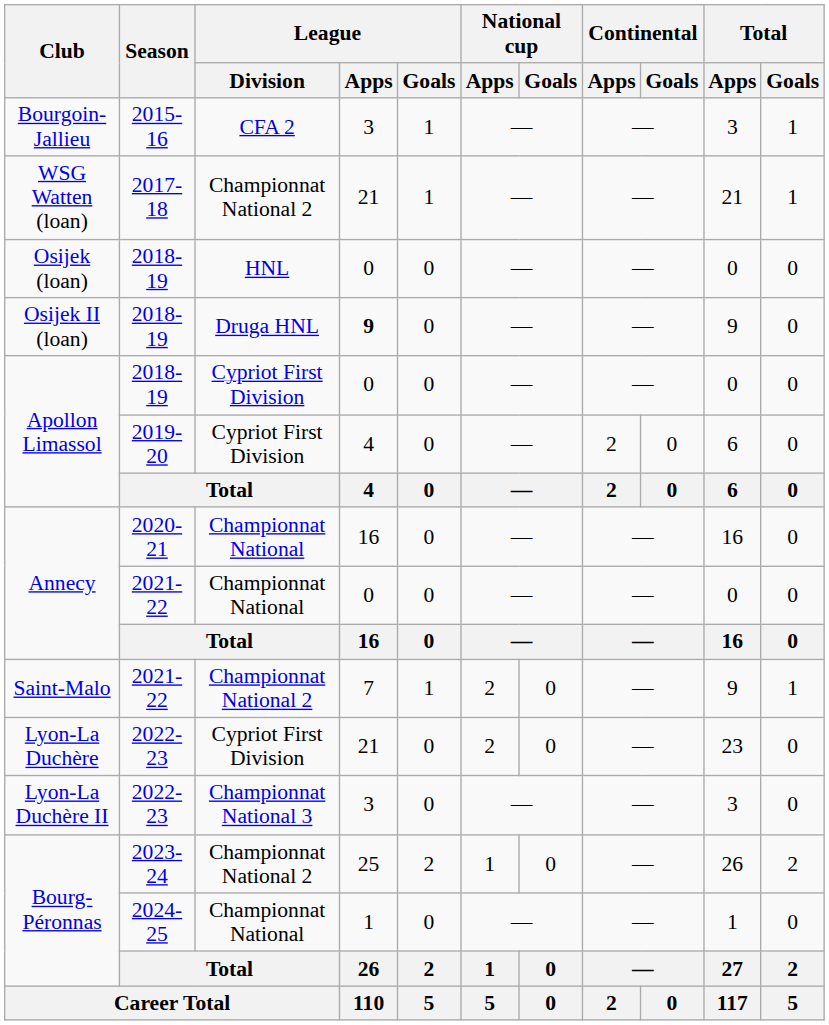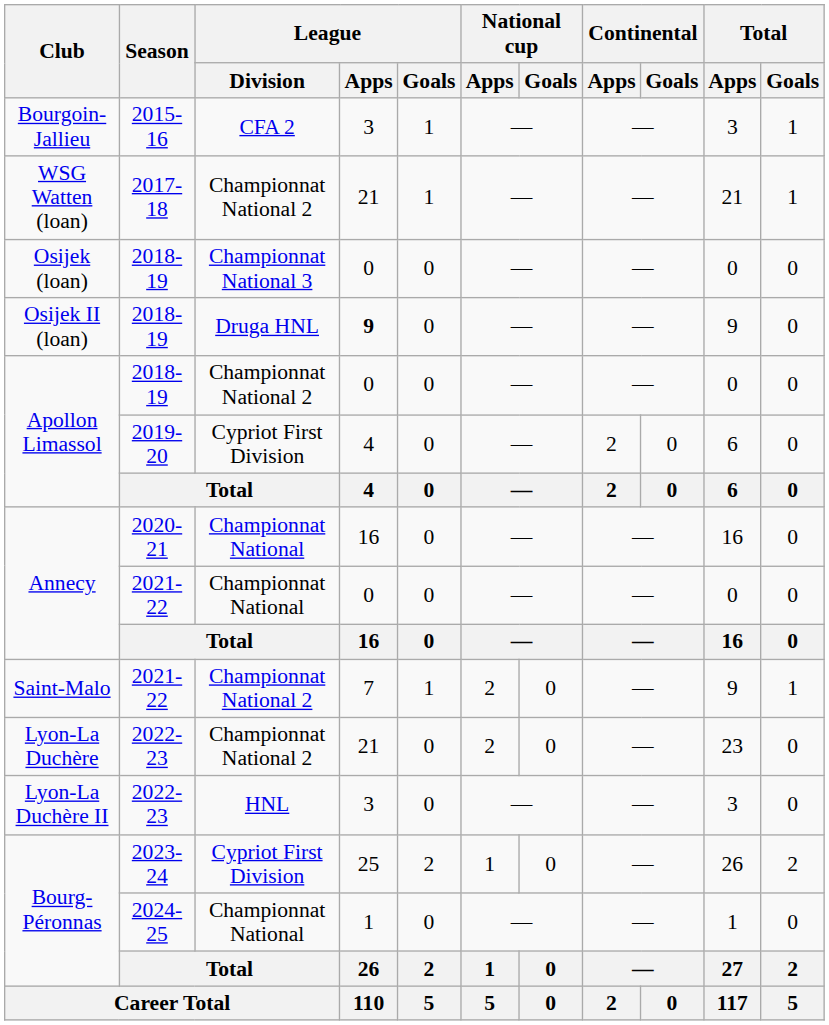(267, 268) HNL -> (267, 268) Championnat National 3
(267, 385) Cypriot First Division -> (267, 385) Championnat National 2
(267, 746) Cypriot First Division -> (267, 746) Championnat National 2
(267, 804) Championnat National 3 -> (267, 804) HNL
(267, 863) Championnat National 2 -> (267, 863) Cypriot First Division
